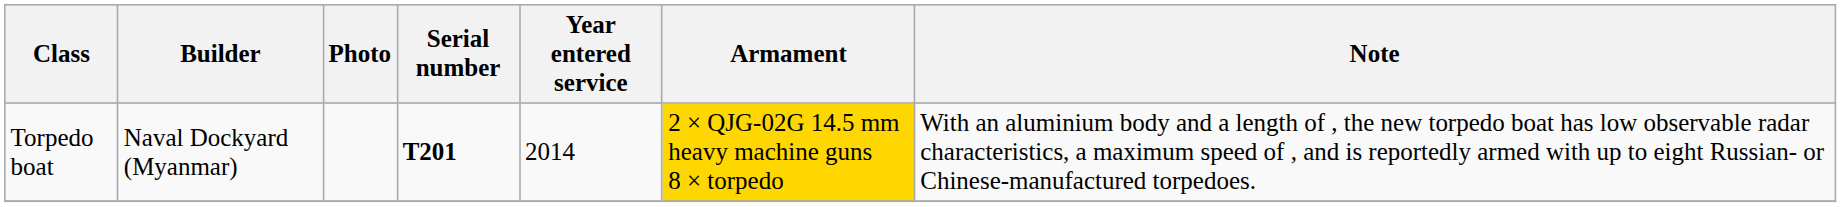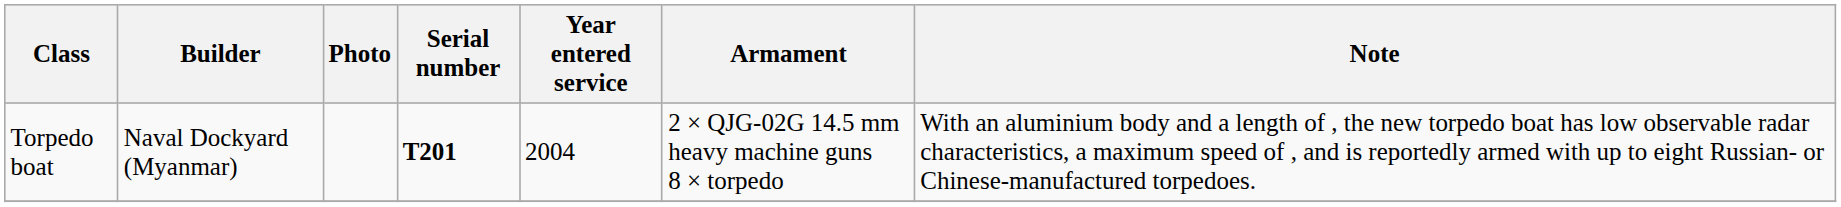(550, 151) 2014 -> (550, 151) 2004
(784, 151) gold background -> (784, 151) no background
